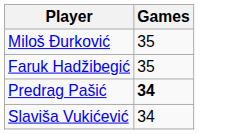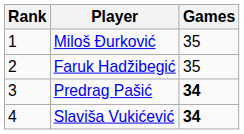+ column: (27, 16)
(146, 116) normal -> (192, 116) bold
